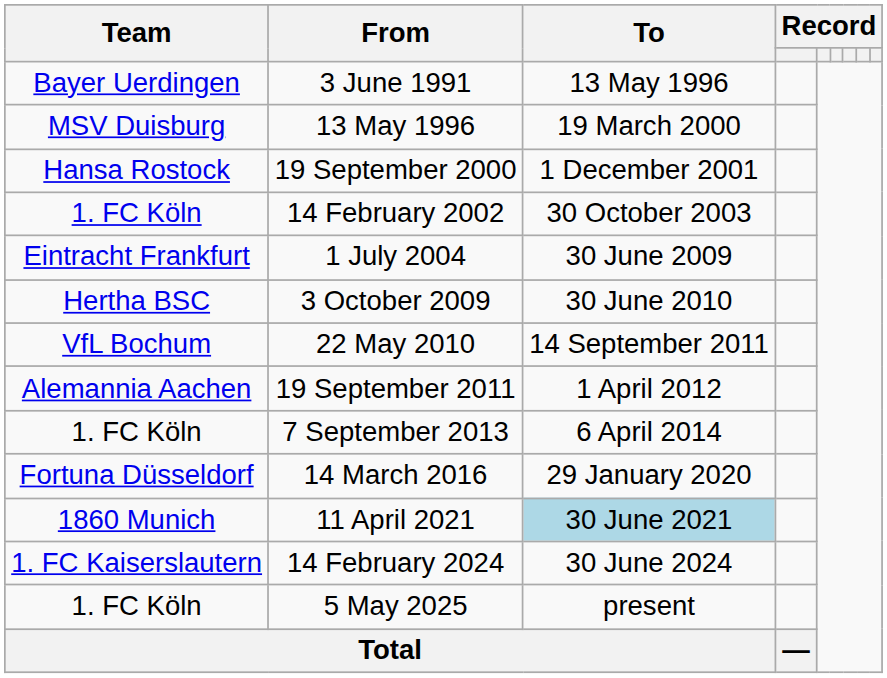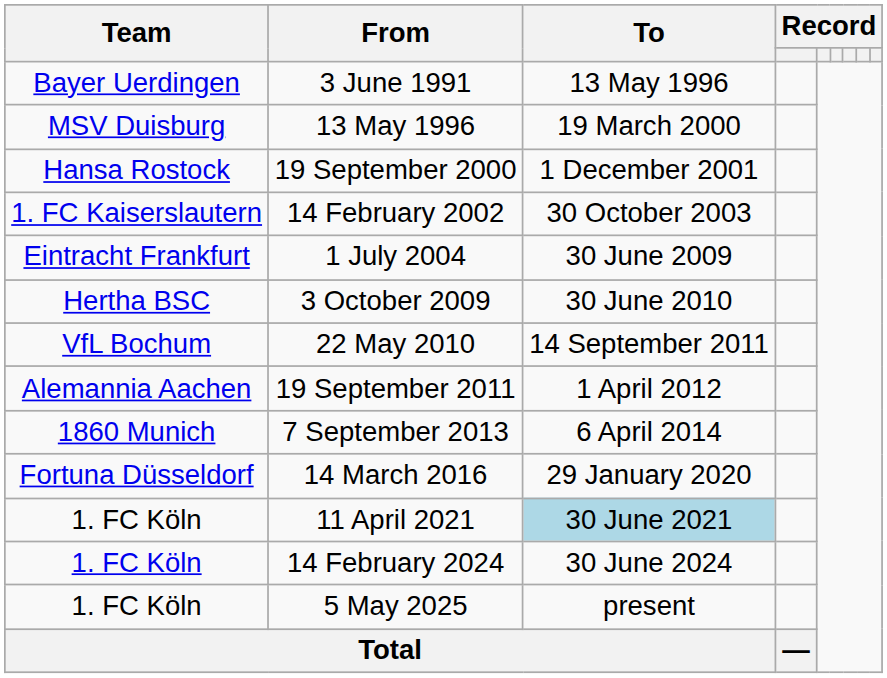(137, 213) 1. FC Köln -> (137, 213) 1. FC Kaiserslautern
(137, 431) 1. FC Köln -> (137, 431) 1860 Munich
(137, 519) 1860 Munich -> (137, 519) 1. FC Köln
(137, 562) 1. FC Kaiserslautern -> (137, 562) 1. FC Köln
